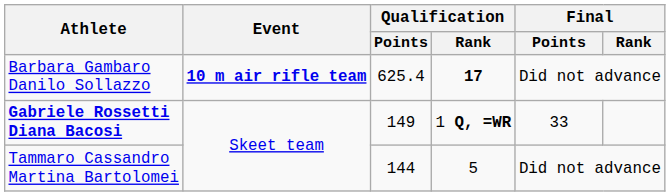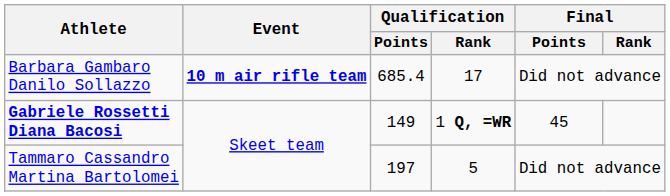(401, 77) 625.4 -> (401, 77) 685.4
(473, 77) bold -> (473, 77) normal
(559, 123) 33 -> (559, 123) 45
(401, 168) 144 -> (401, 168) 197
